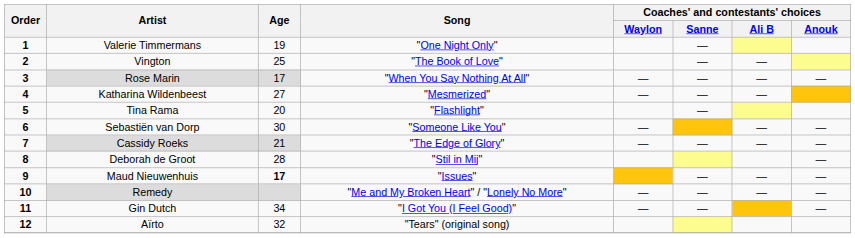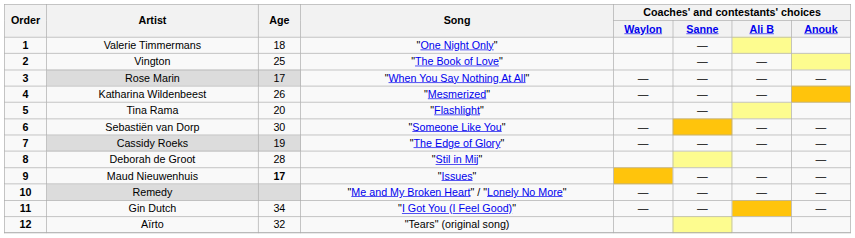(279, 45) 19 -> (279, 45) 18
(279, 94) 27 -> (279, 94) 26
(279, 143) 21 -> (279, 143) 19
